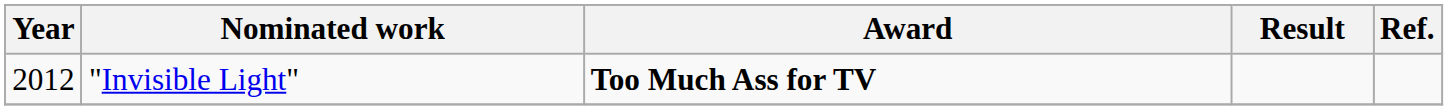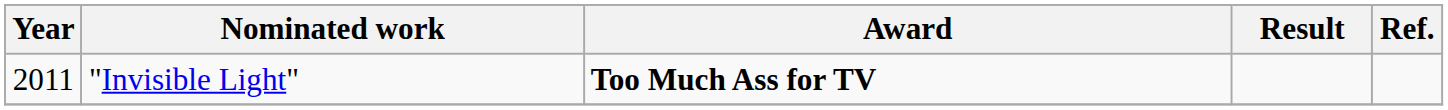(43, 78) 2012 -> (43, 78) 2011
